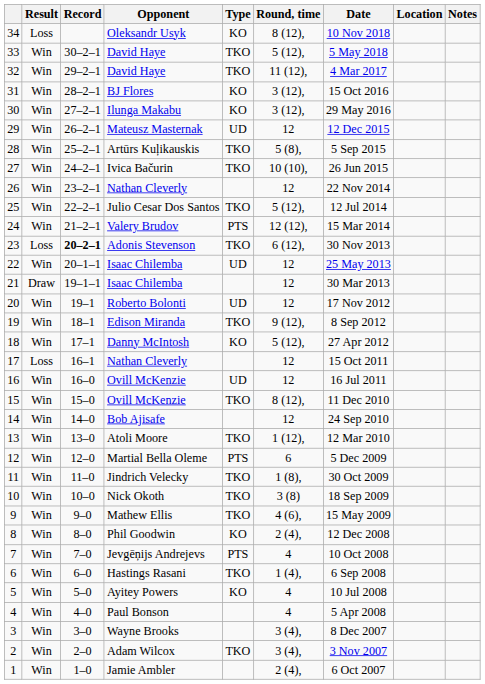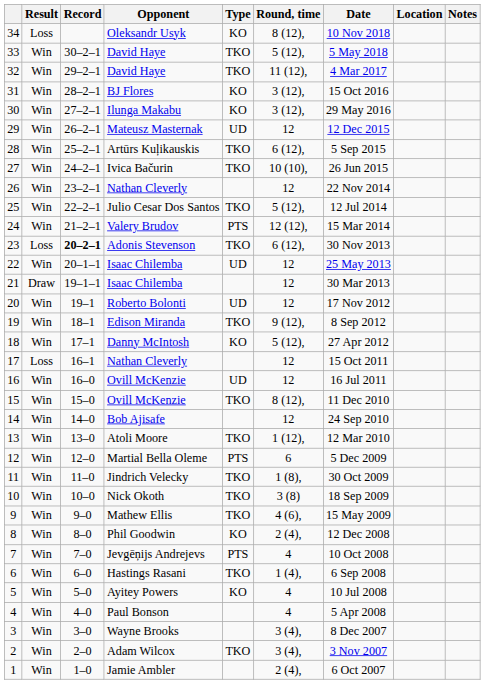(288, 149) 5 (8), -> (288, 149) 6 (12),
